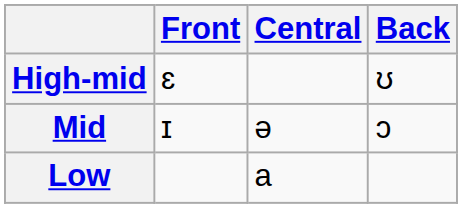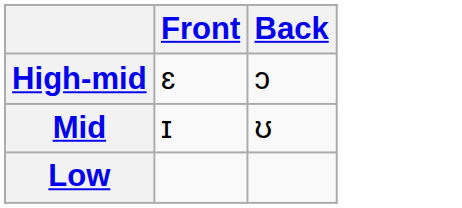- column: (308, 29)
(385, 78) ʊ -> (262, 78) ɔ
(384, 127) ɔ -> (263, 127) ʊ
